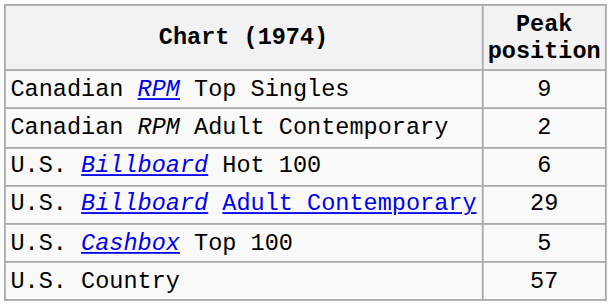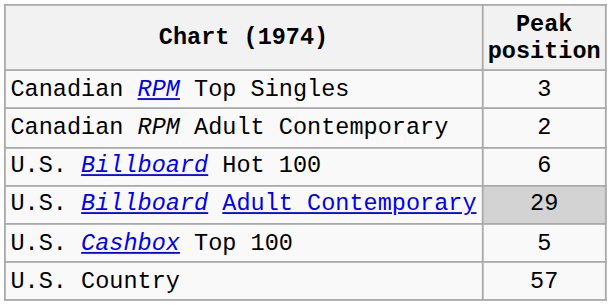(544, 90) 9 -> (544, 90) 3
(544, 205) no background -> (544, 205) lightgrey background
